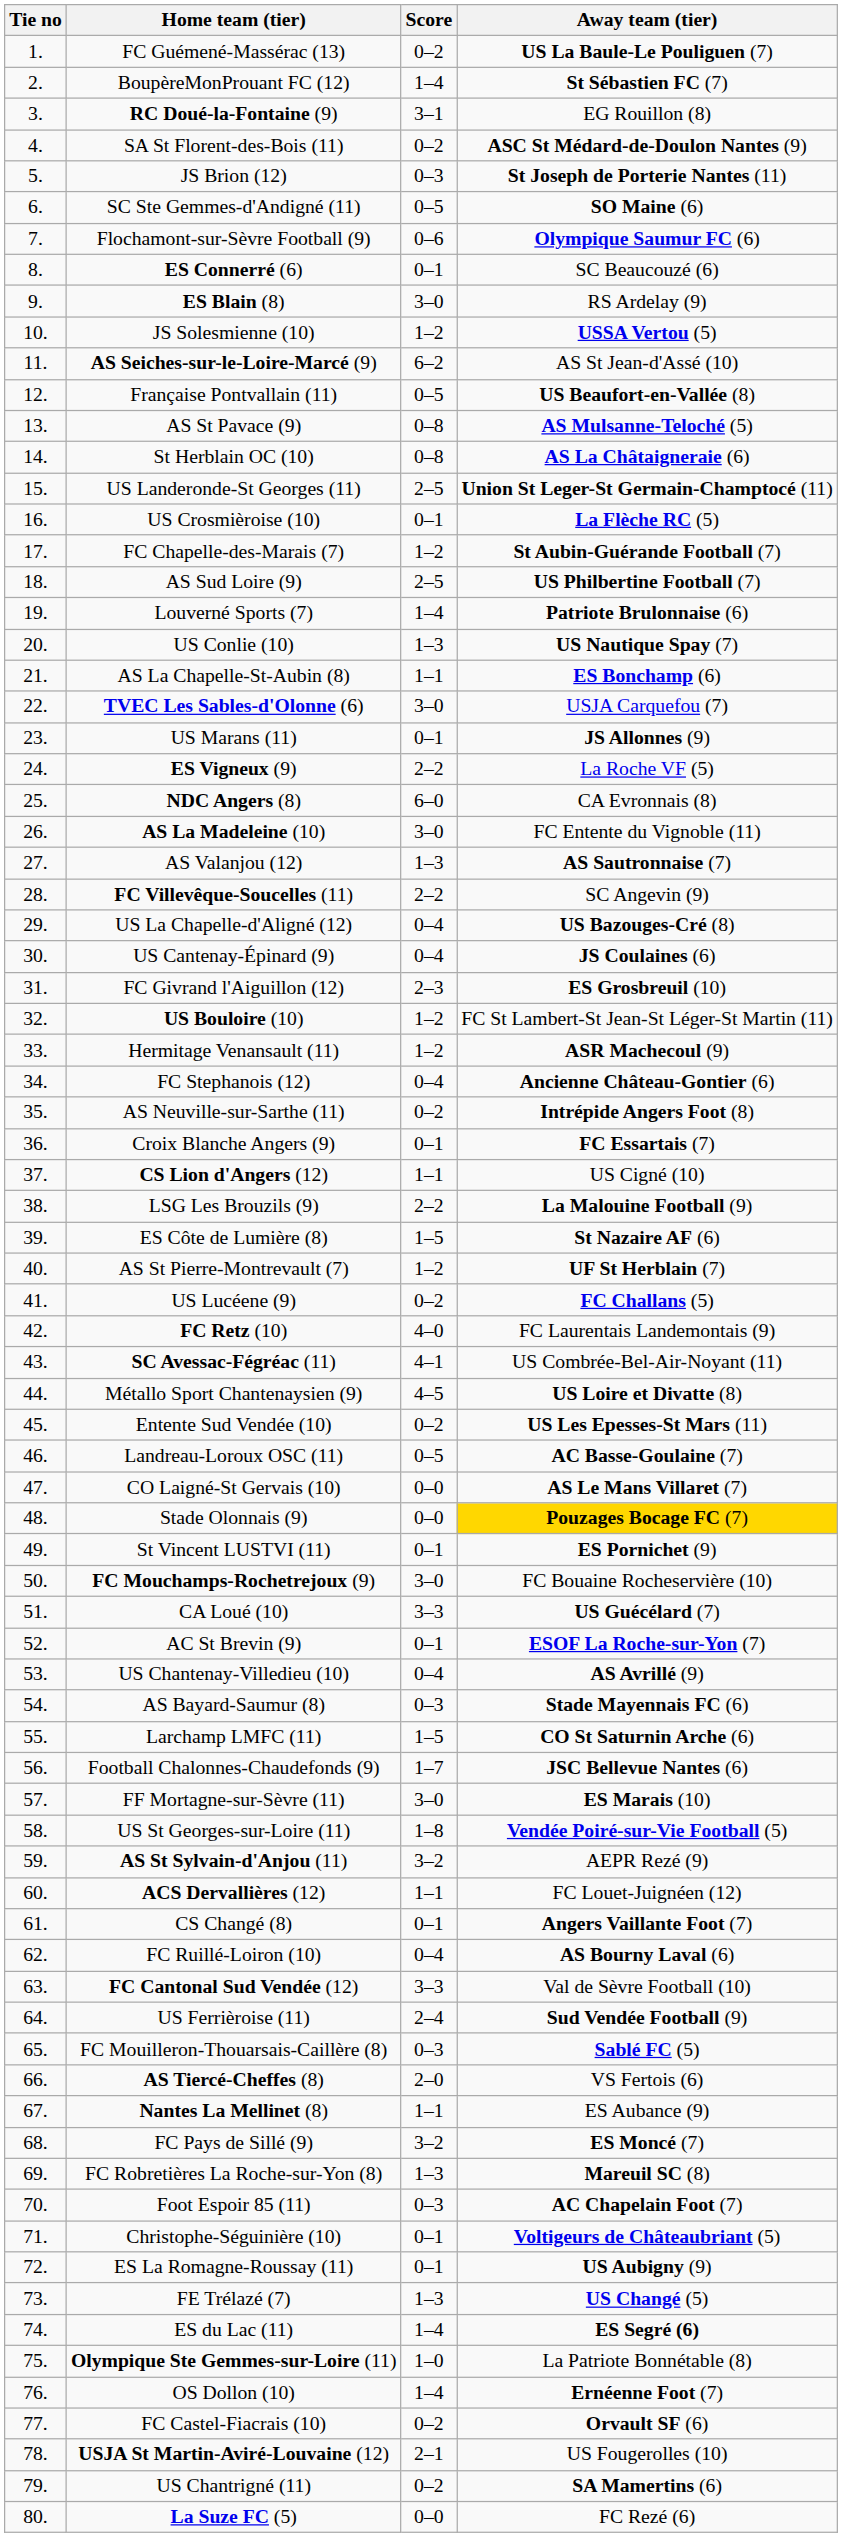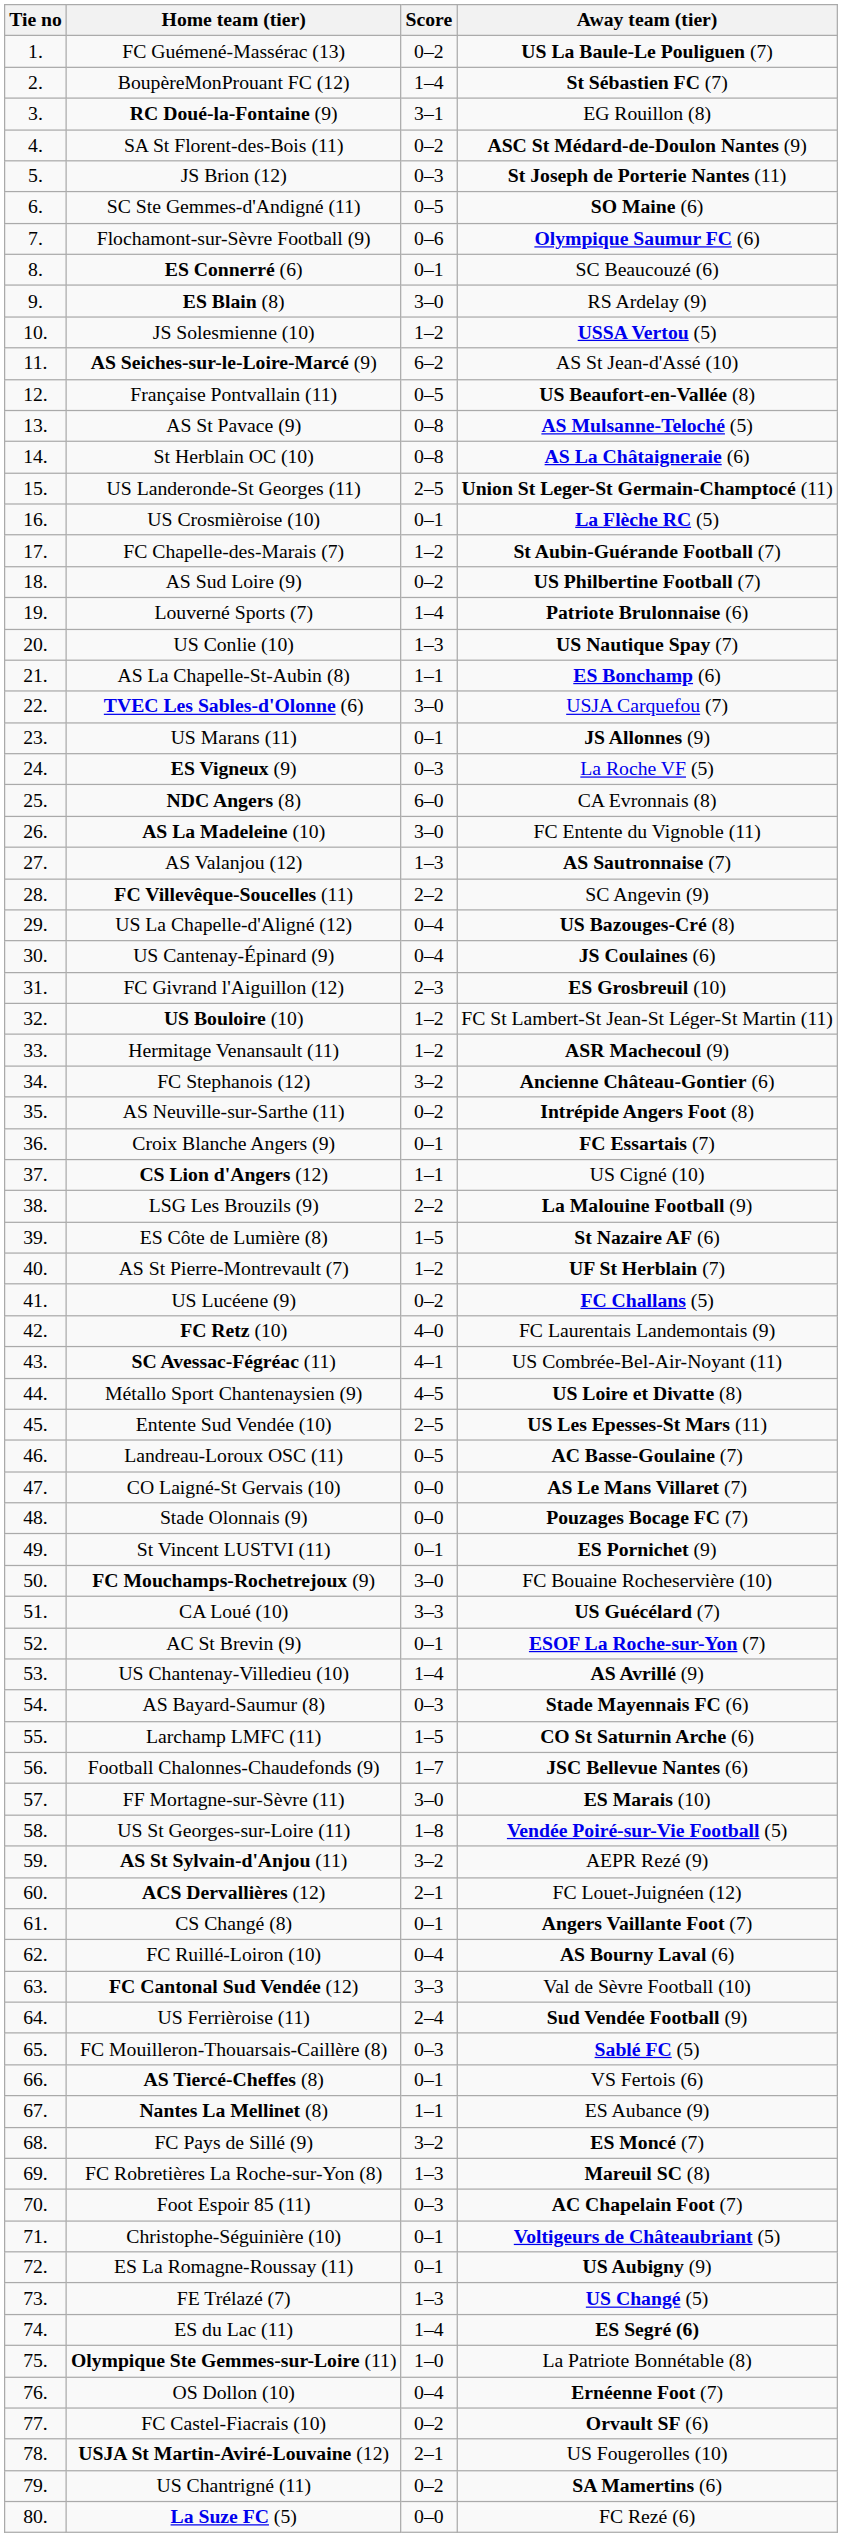(429, 581) 2–5 -> (429, 581) 0–2
(429, 769) 2–2 -> (429, 769) 0–3
(429, 1081) 0–4 -> (429, 1081) 3–2
(429, 1424) 0–2 -> (429, 1424) 2–5
(647, 1518) gold background -> (647, 1518) no background
(429, 1674) 0–4 -> (429, 1674) 1–4
(429, 1892) 1–1 -> (429, 1892) 2–1
(429, 2080) 2–0 -> (429, 2080) 0–1
(429, 2392) 1–4 -> (429, 2392) 0–4
